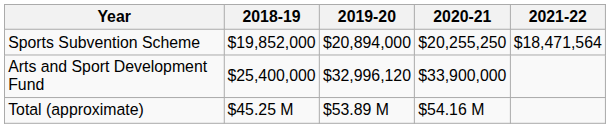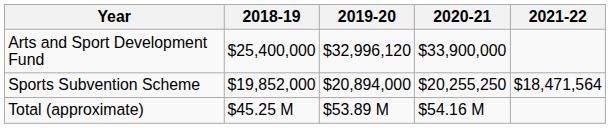rows swapped: (104, 42) <-> (108, 76)
